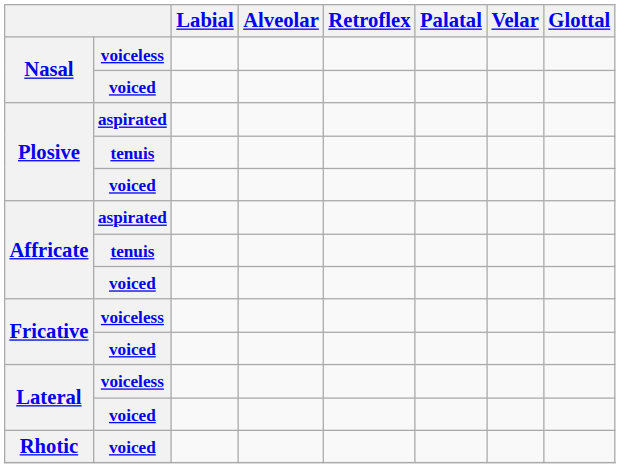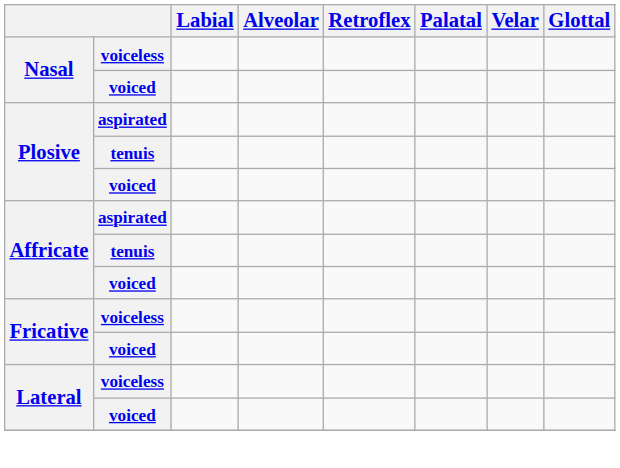- row: (49, 446)
